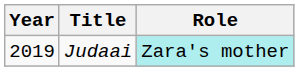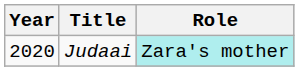(32, 51) 2019 -> (32, 51) 2020
